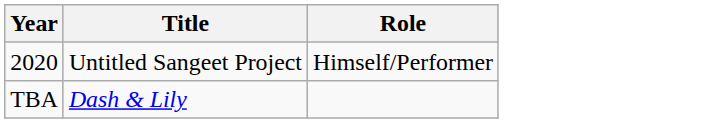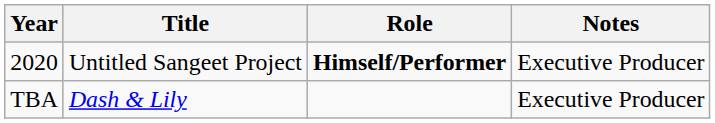+ column: (611, 23)
(403, 61) normal -> (410, 61) bold
